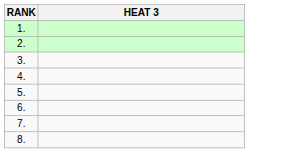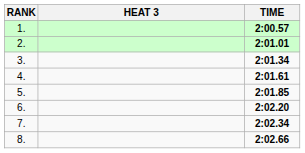+ column: (272, 13)
